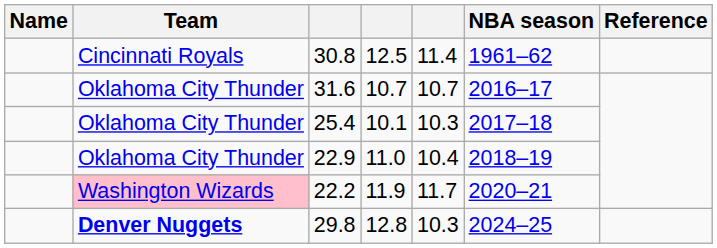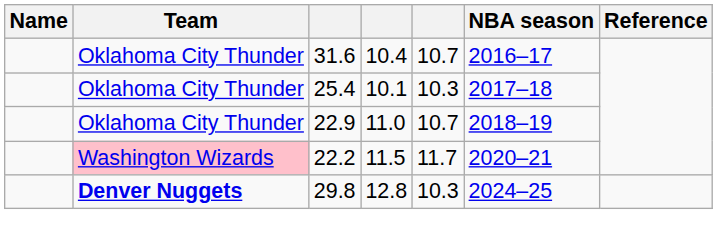- row: (335, 55)
(386, 89) 10.7 -> (386, 55) 10.4
(438, 157) 10.4 -> (438, 123) 10.7
(385, 191) 11.9 -> (385, 157) 11.5
